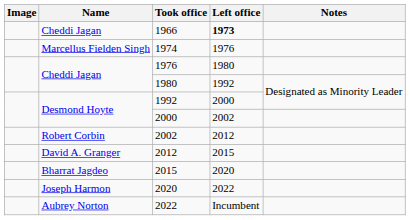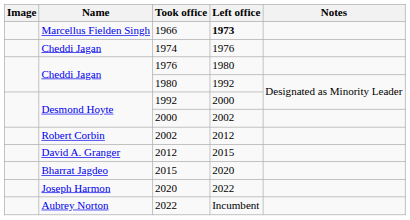(71, 30) Cheddi Jagan -> (96, 30) Marcellus Fielden Singh
(96, 48) Marcellus Fielden Singh -> (71, 48) Cheddi Jagan
